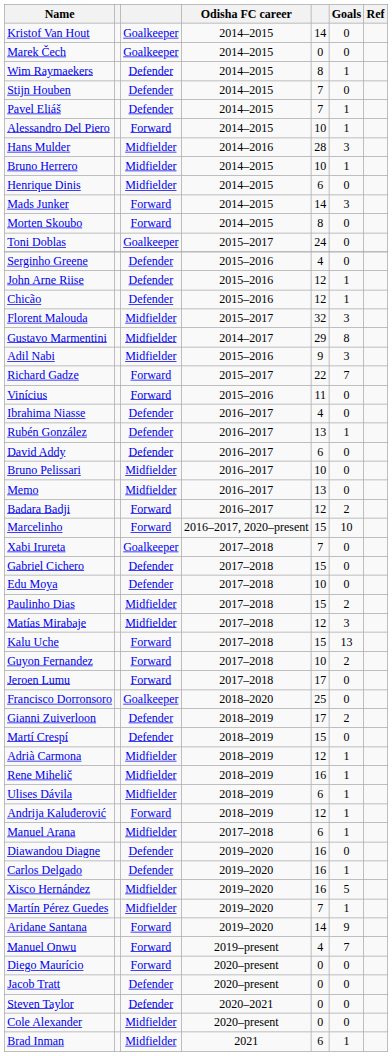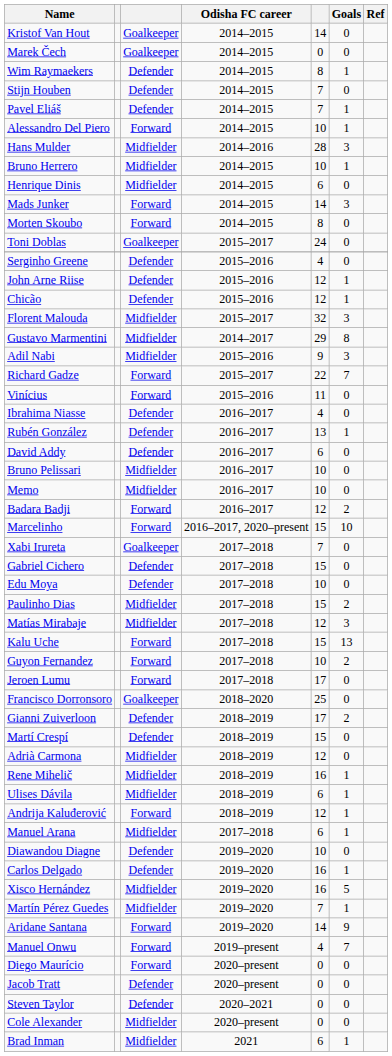(320, 489) 13 -> (320, 489) 10
(346, 756) 1 -> (346, 756) 0
(320, 851) 16 -> (320, 851) 10
